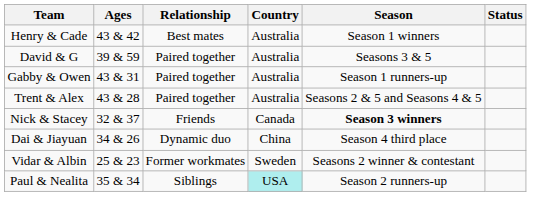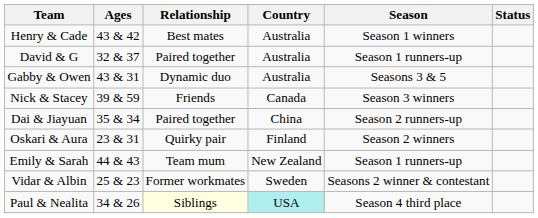(118, 56) 39 & 59 -> (118, 56) 32 & 37
(393, 56) Seasons 3 & 5 -> (408, 56) Season 1 runners-up
(195, 77) Paired together -> (195, 77) Dynamic duo
(393, 77) Season 1 runners-up -> (408, 77) Seasons 3 & 5
- row: (49, 98)
(118, 118) 32 & 37 -> (118, 98) 39 & 59
(393, 118) bold -> (408, 98) normal
(118, 139) 34 & 26 -> (118, 118) 35 & 34
(195, 139) Dynamic duo -> (195, 118) Paired together
(393, 139) Season 4 third place -> (408, 118) Season 2 runners-up
+ row: (49, 139)
+ row: (49, 160)
(118, 181) 35 & 34 -> (118, 202) 34 & 26
(195, 181) no background -> (195, 202) lightyellow background
(393, 181) Season 2 runners-up -> (408, 202) Season 4 third place
